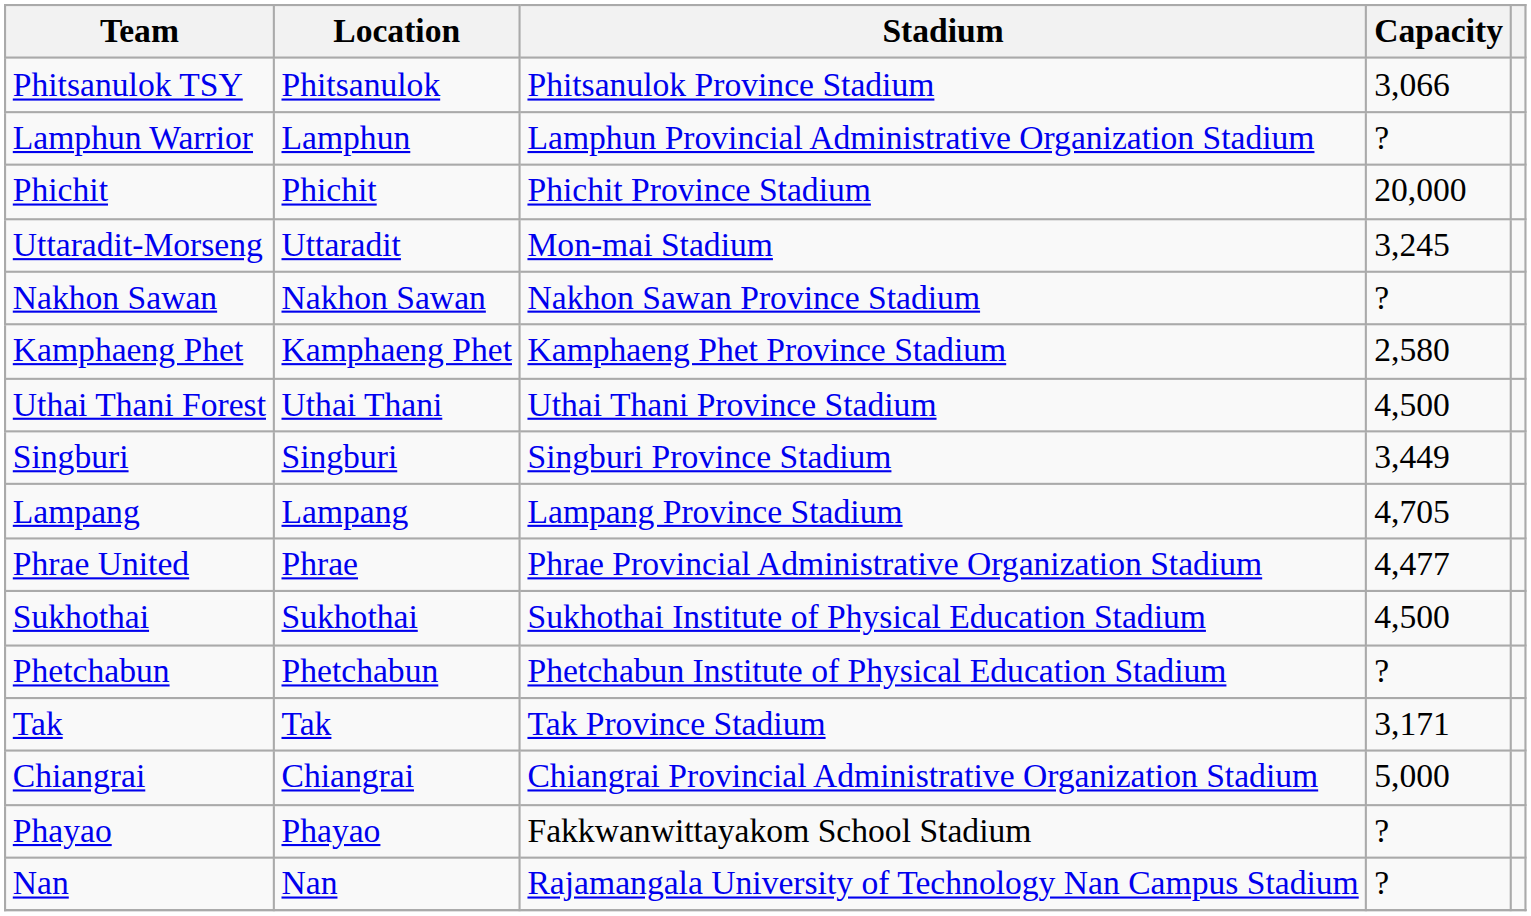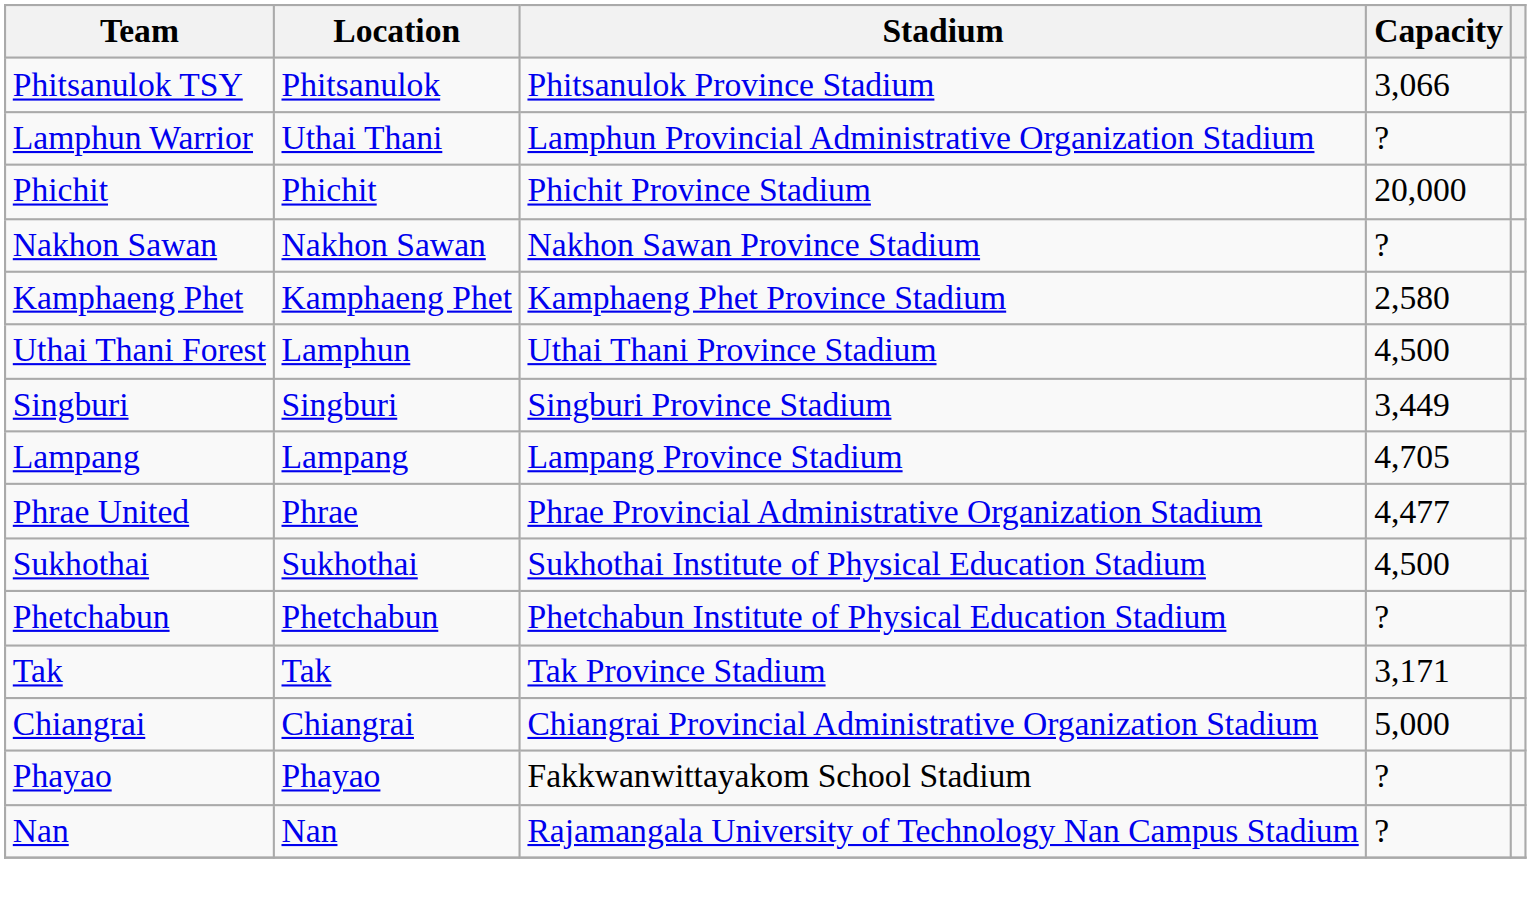(346, 137) Lamphun -> (362, 137) Uthai Thani
- row: (138, 244)
(362, 404) Uthai Thani -> (346, 350) Lamphun
